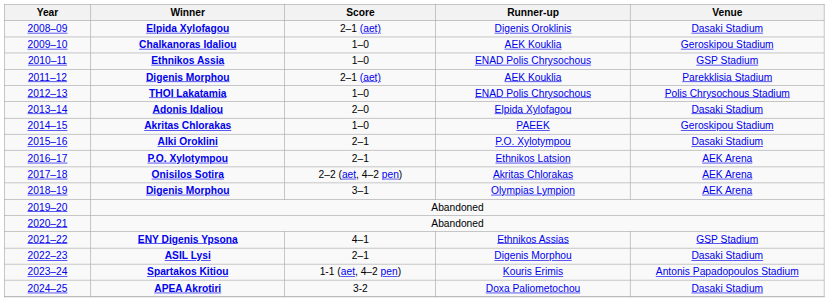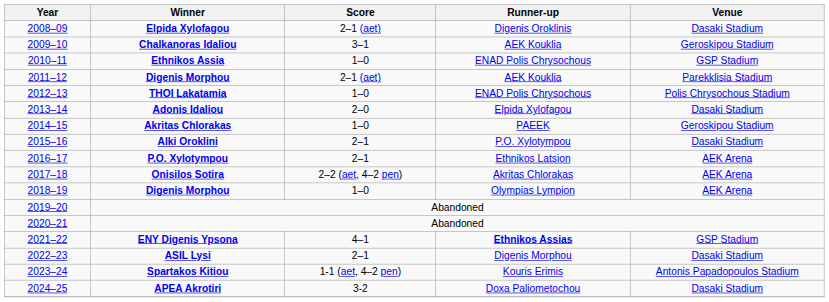(360, 45) 1–0 -> (360, 45) 3–1
(360, 191) 3–1 -> (360, 191) 1–0
(533, 239) normal -> (533, 239) bold
